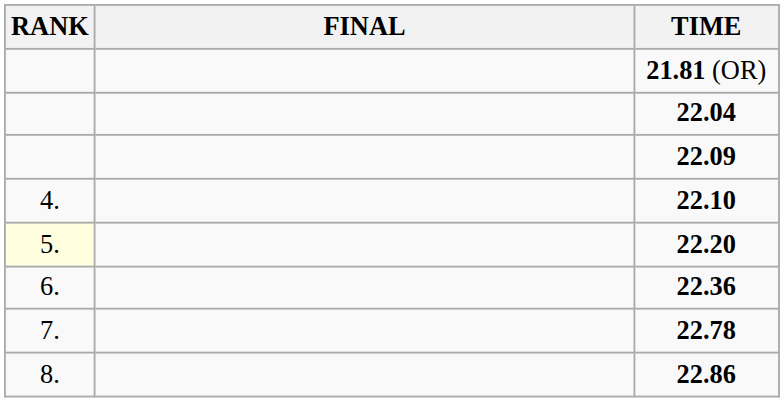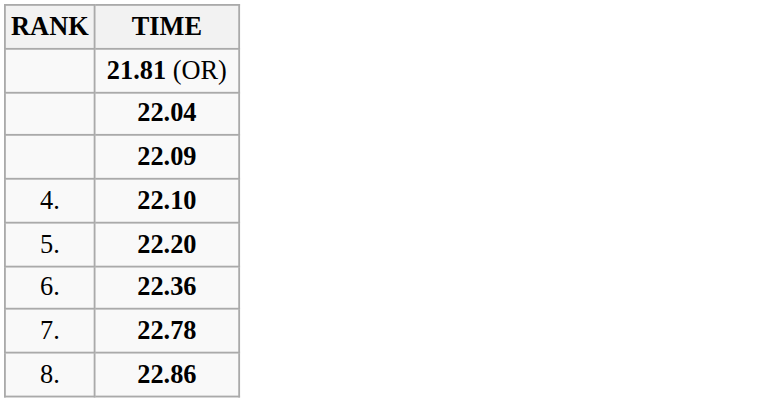- column: (365, 26)
(50, 243) lightyellow background -> (50, 243) no background
